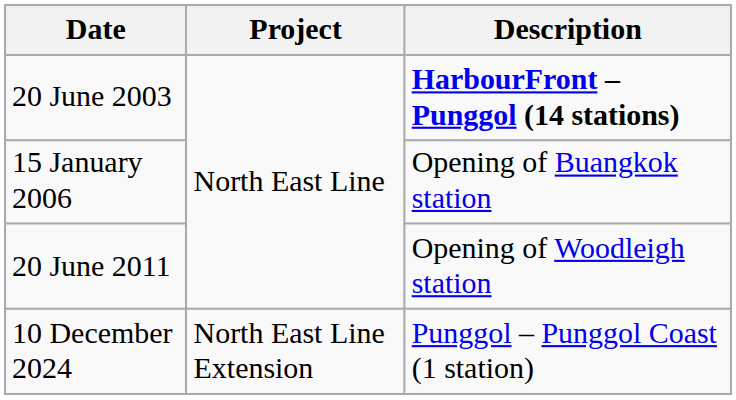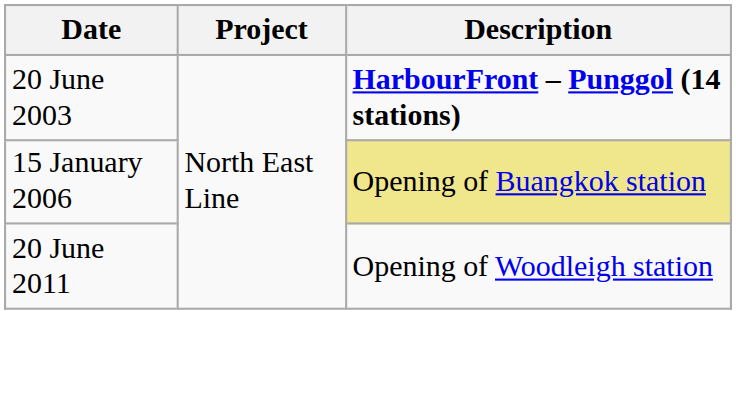(545, 181) no background -> (529, 181) khaki background
- row: (92, 350)
